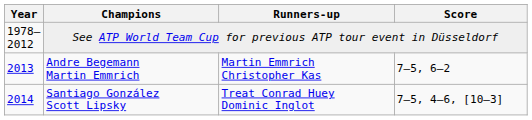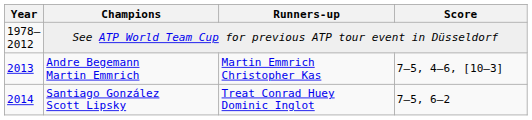(423, 69) 7–5, 6–2 -> (450, 69) 7–5, 4–6, [10–3]
(450, 99) 7–5, 4–6, [10–3] -> (423, 99) 7–5, 6–2
